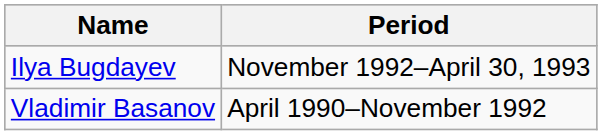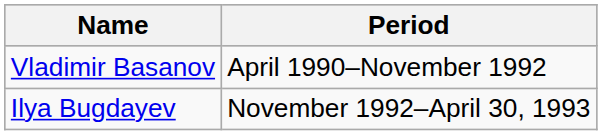rows swapped: (113, 108) <-> (93, 66)
